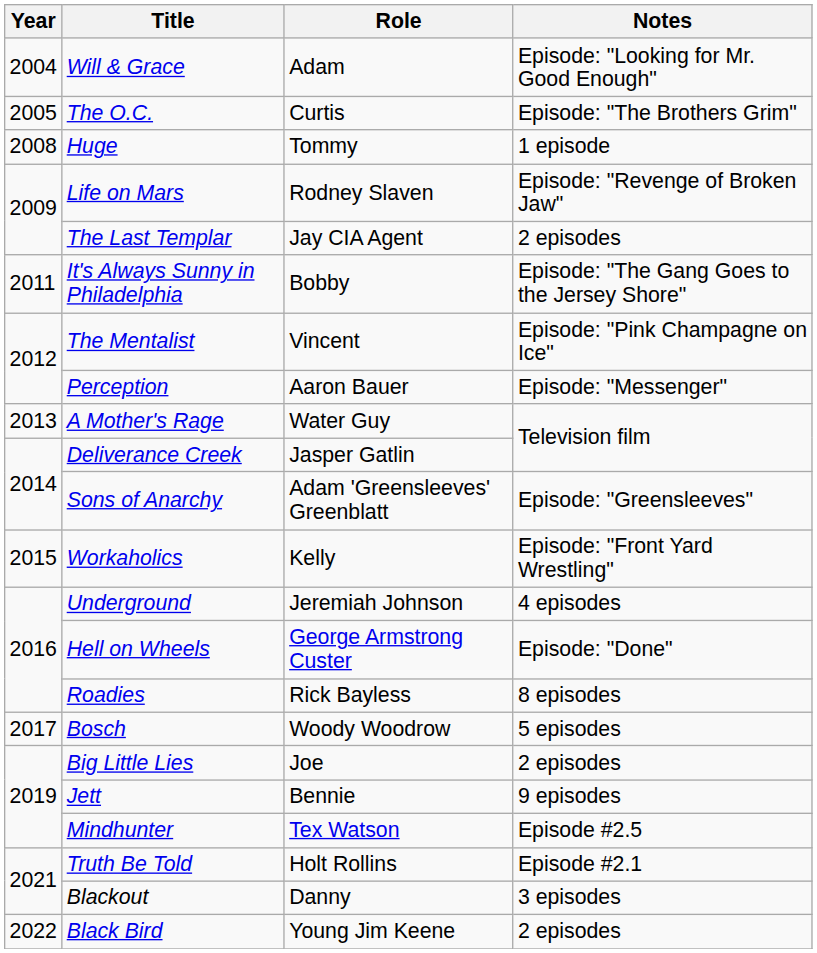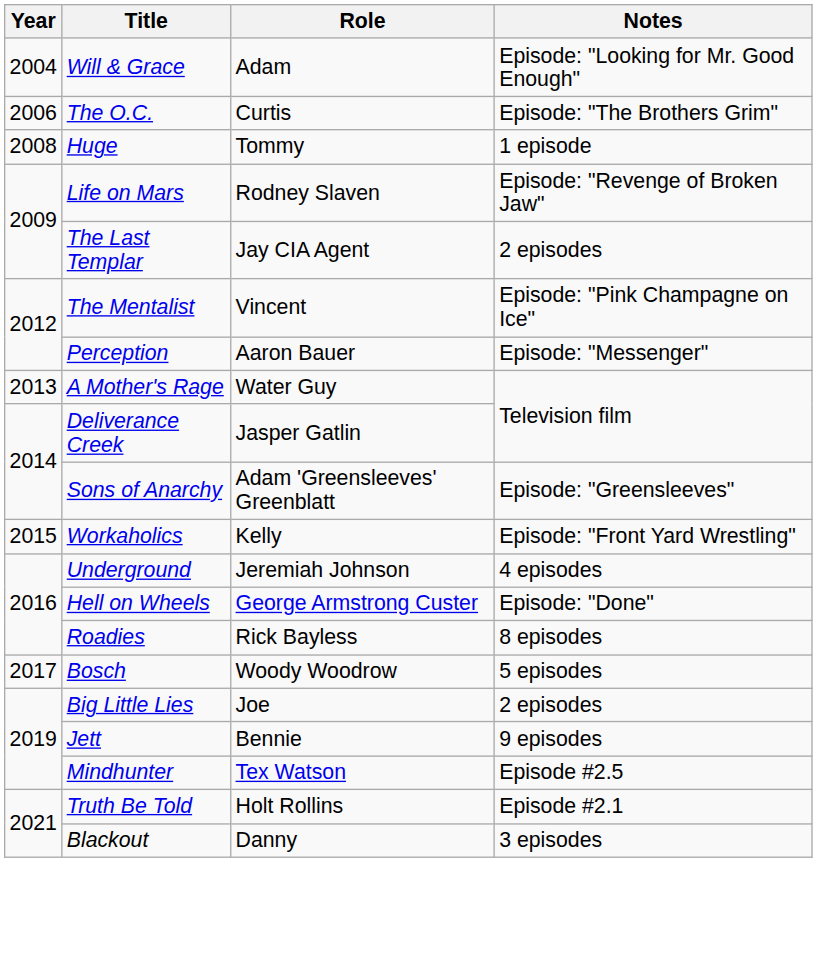(33, 112) 2005 -> (33, 112) 2006
- row: (161, 283)
- row: (115, 931)
